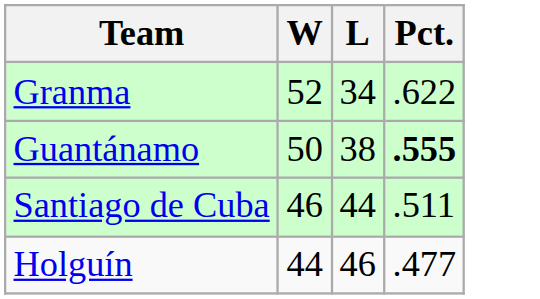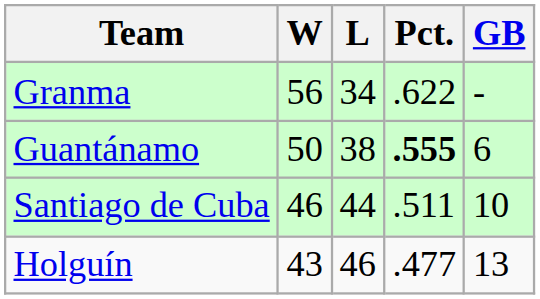+ column: (499, 33)
(305, 90) 52 -> (305, 90) 56
(305, 263) 44 -> (305, 263) 43
